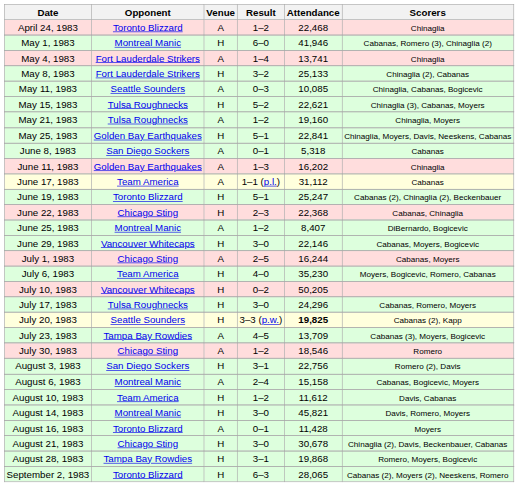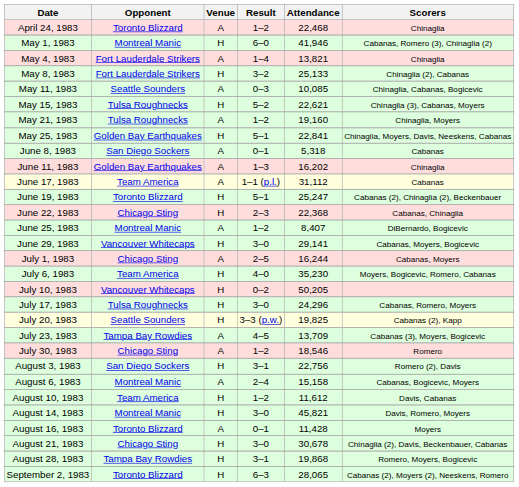(313, 58) 13,741 -> (313, 58) 13,821
(313, 243) 22,146 -> (313, 243) 29,141
(313, 320) bold -> (313, 320) normal
